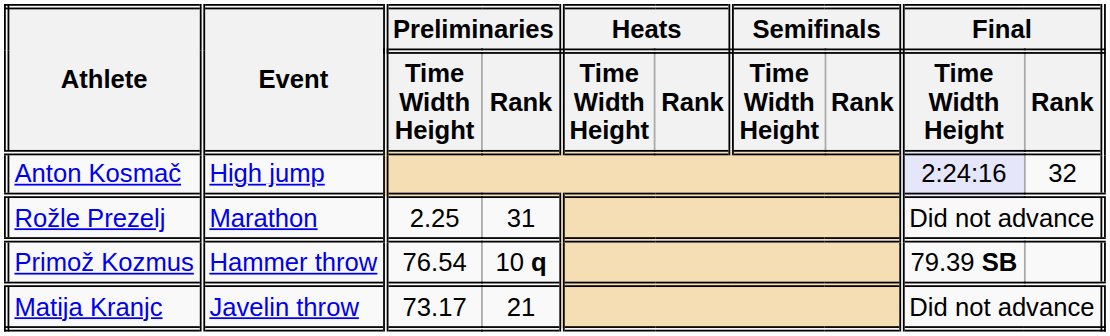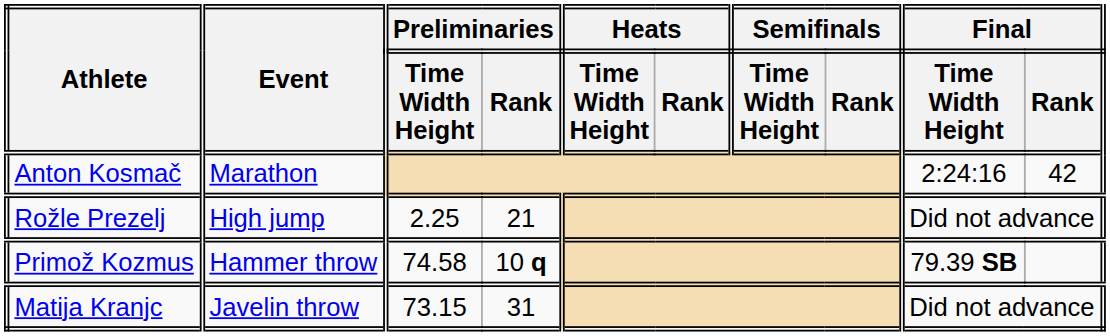(267, 174) High jump -> (264, 174) Marathon
(964, 174) lavender background -> (964, 174) no background
(1062, 174) 32 -> (1062, 174) 42
(264, 218) Marathon -> (267, 218) High jump
(521, 218) 31 -> (521, 218) 21
(435, 262) 76.54 -> (435, 262) 74.58
(435, 306) 73.17 -> (435, 306) 73.15
(521, 306) 21 -> (521, 306) 31
